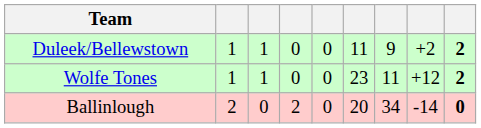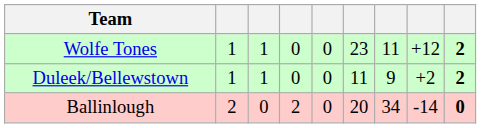rows swapped: (110, 78) <-> (110, 48)
